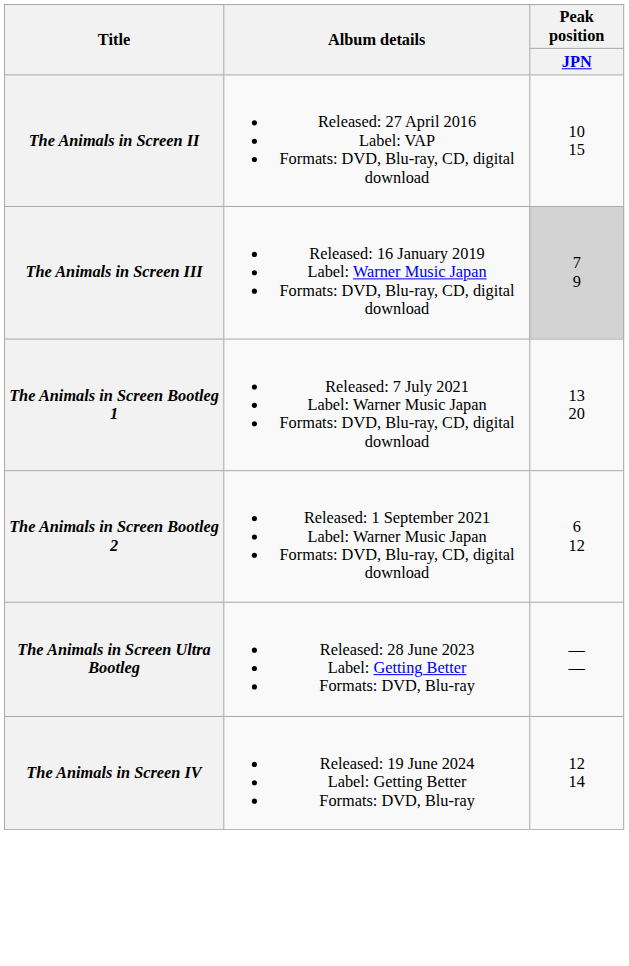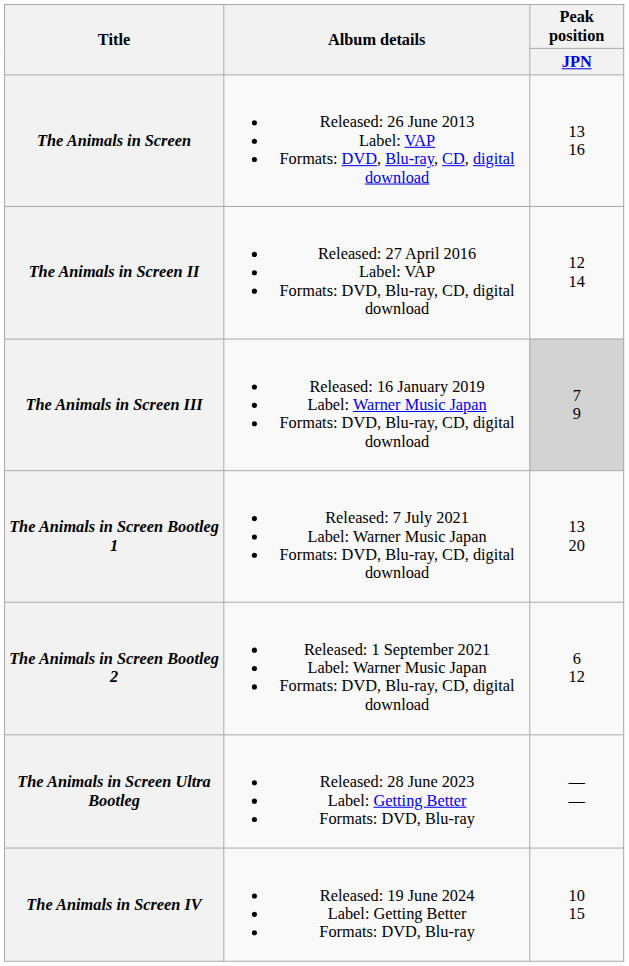+ row: (114, 140)
(577, 140) 10 15 -> (577, 272) 12 14
(577, 772) 12 14 -> (577, 904) 10 15
